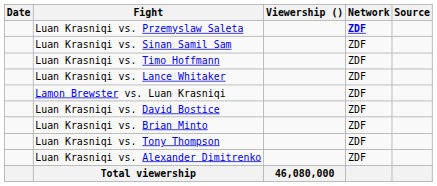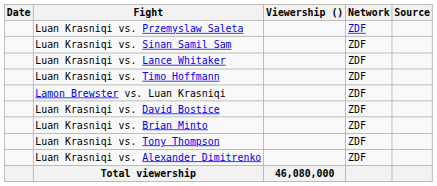(357, 29) bold -> (357, 29) normal
rows swapped: (127, 61) <-> (130, 77)
